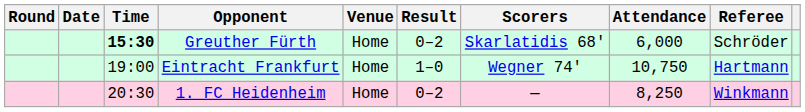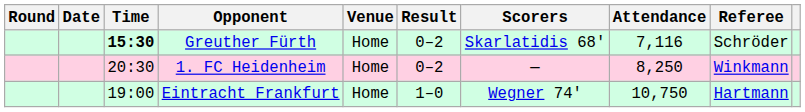(660, 43) 6,000 -> (660, 43) 7,116
rows swapped: (251, 68) <-> (251, 94)
